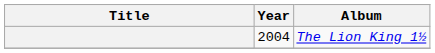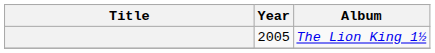(274, 38) 2004 -> (274, 38) 2005
